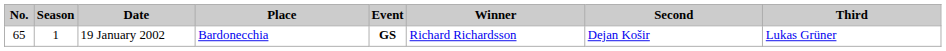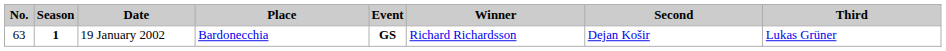(19, 35) 65 -> (19, 35) 63
(56, 35) normal -> (56, 35) bold
